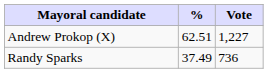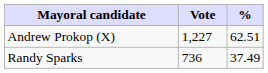columns swapped: (239, 15) <-> (197, 15)
